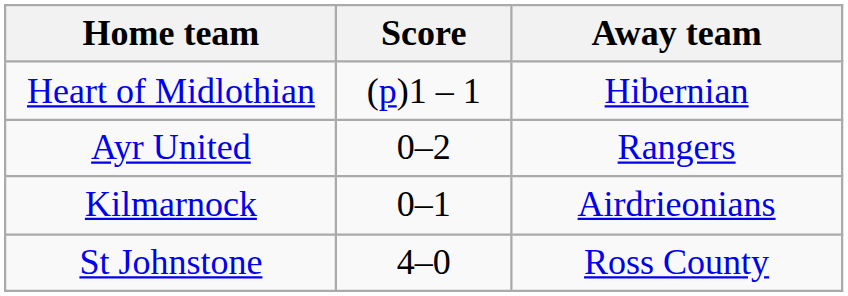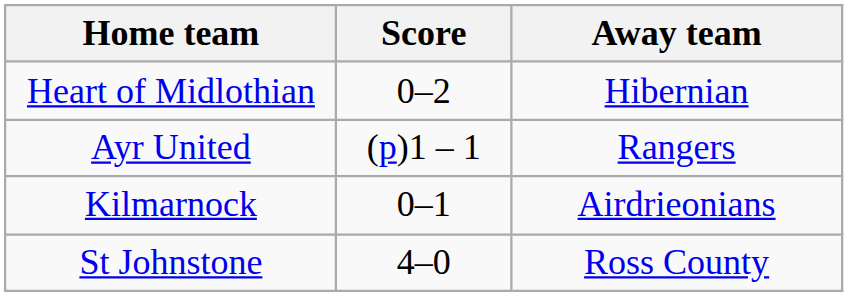(424, 90) (p)1 – 1 -> (424, 90) 0–2
(424, 147) 0–2 -> (424, 147) (p)1 – 1
